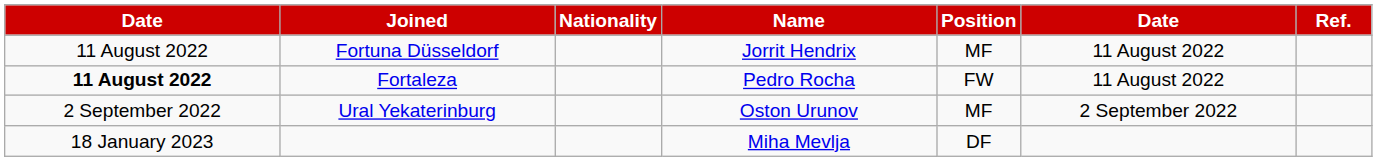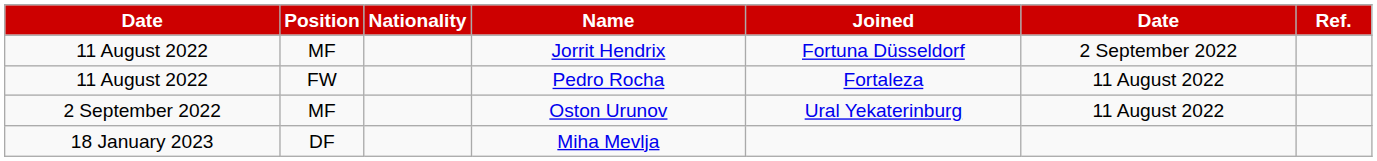columns swapped: (979, 20) <-> (417, 20)
(1158, 50) 11 August 2022 -> (1158, 50) 2 September 2022
(142, 81) bold -> (142, 81) normal
(1158, 111) 2 September 2022 -> (1158, 111) 11 August 2022
